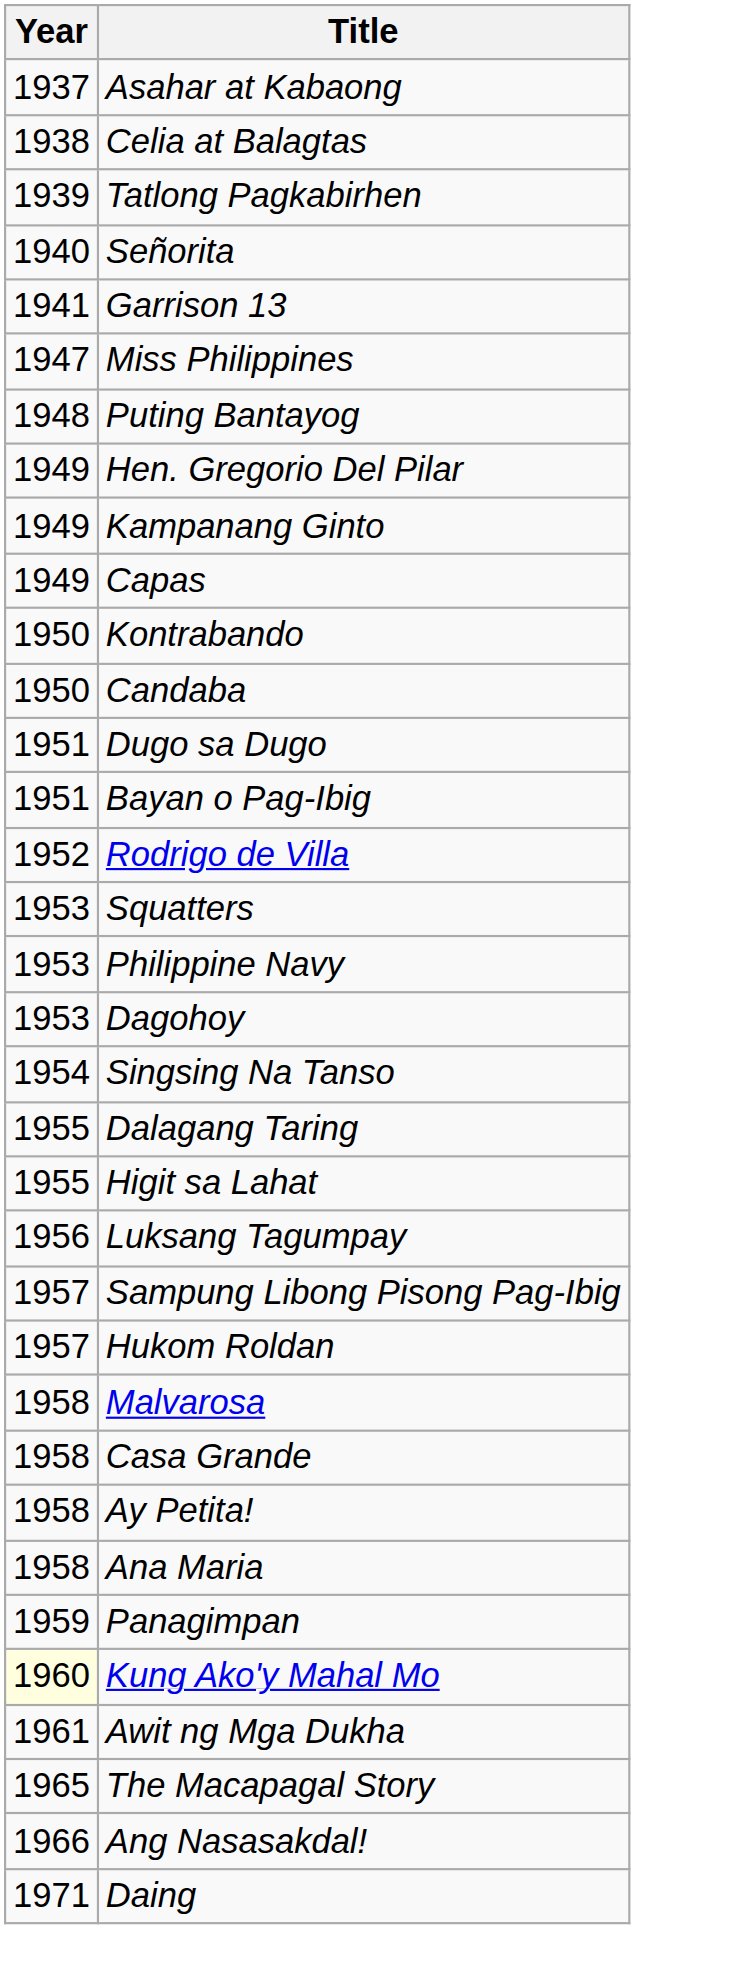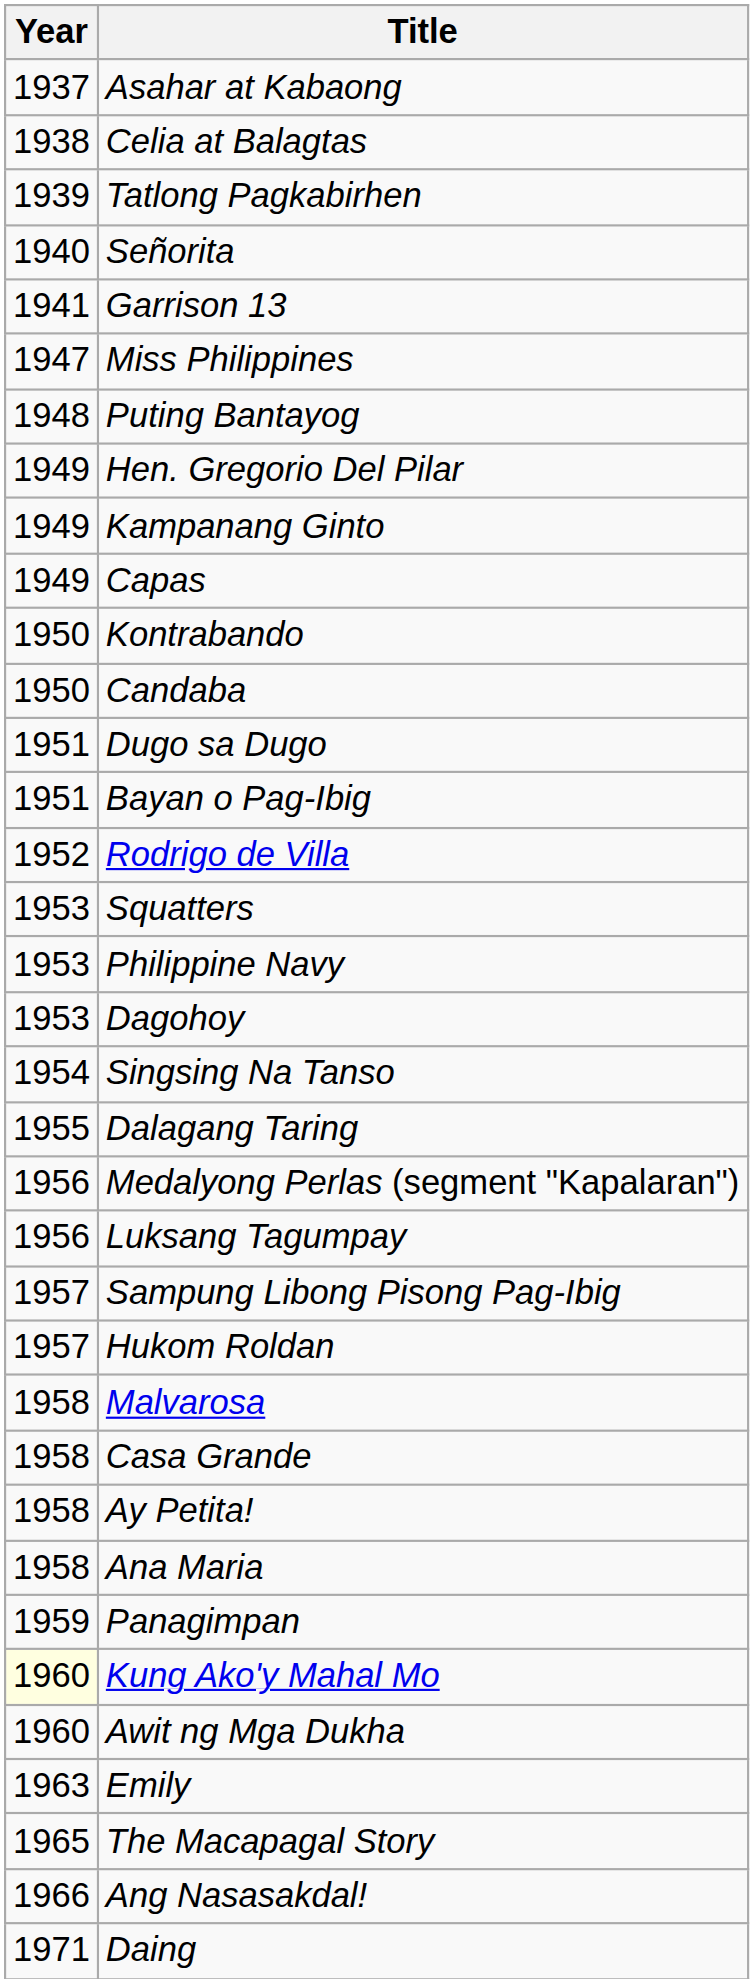- row: (212, 1182)
+ row: (423, 1182)
(51, 1731) 1961 -> (51, 1731) 1960
+ row: (148, 1785)
